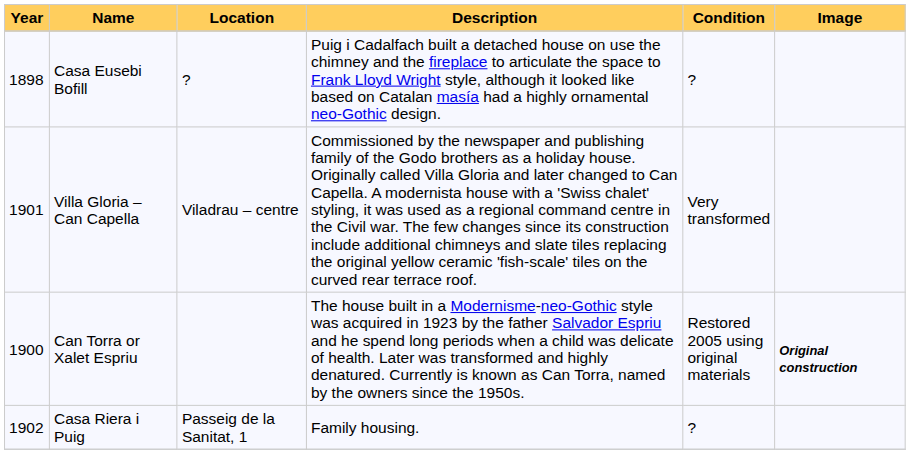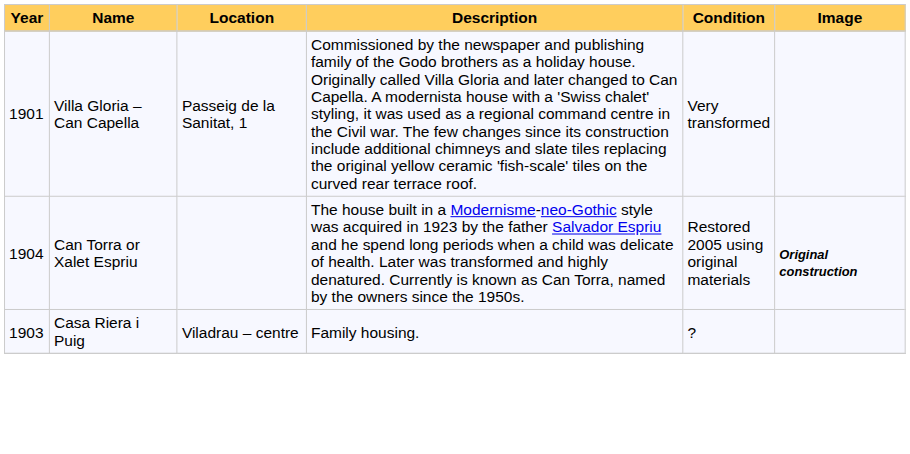- row: (98, 79)
(240, 210) Viladrau – centre -> (228, 114) Passeig de la Sanitat, 1
(26, 349) 1900 -> (26, 253) 1904
(26, 427) 1902 -> (26, 331) 1903
(228, 427) Passeig de la Sanitat, 1 -> (240, 331) Viladrau – centre
